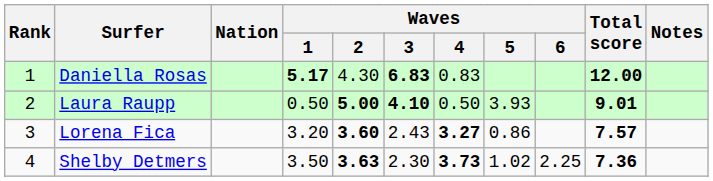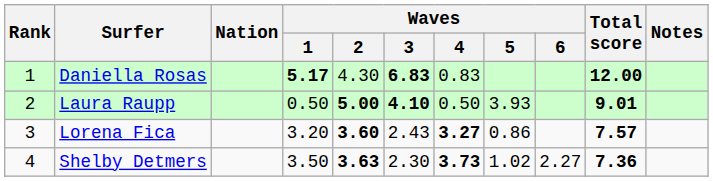(560, 162) 2.25 -> (560, 162) 2.27
